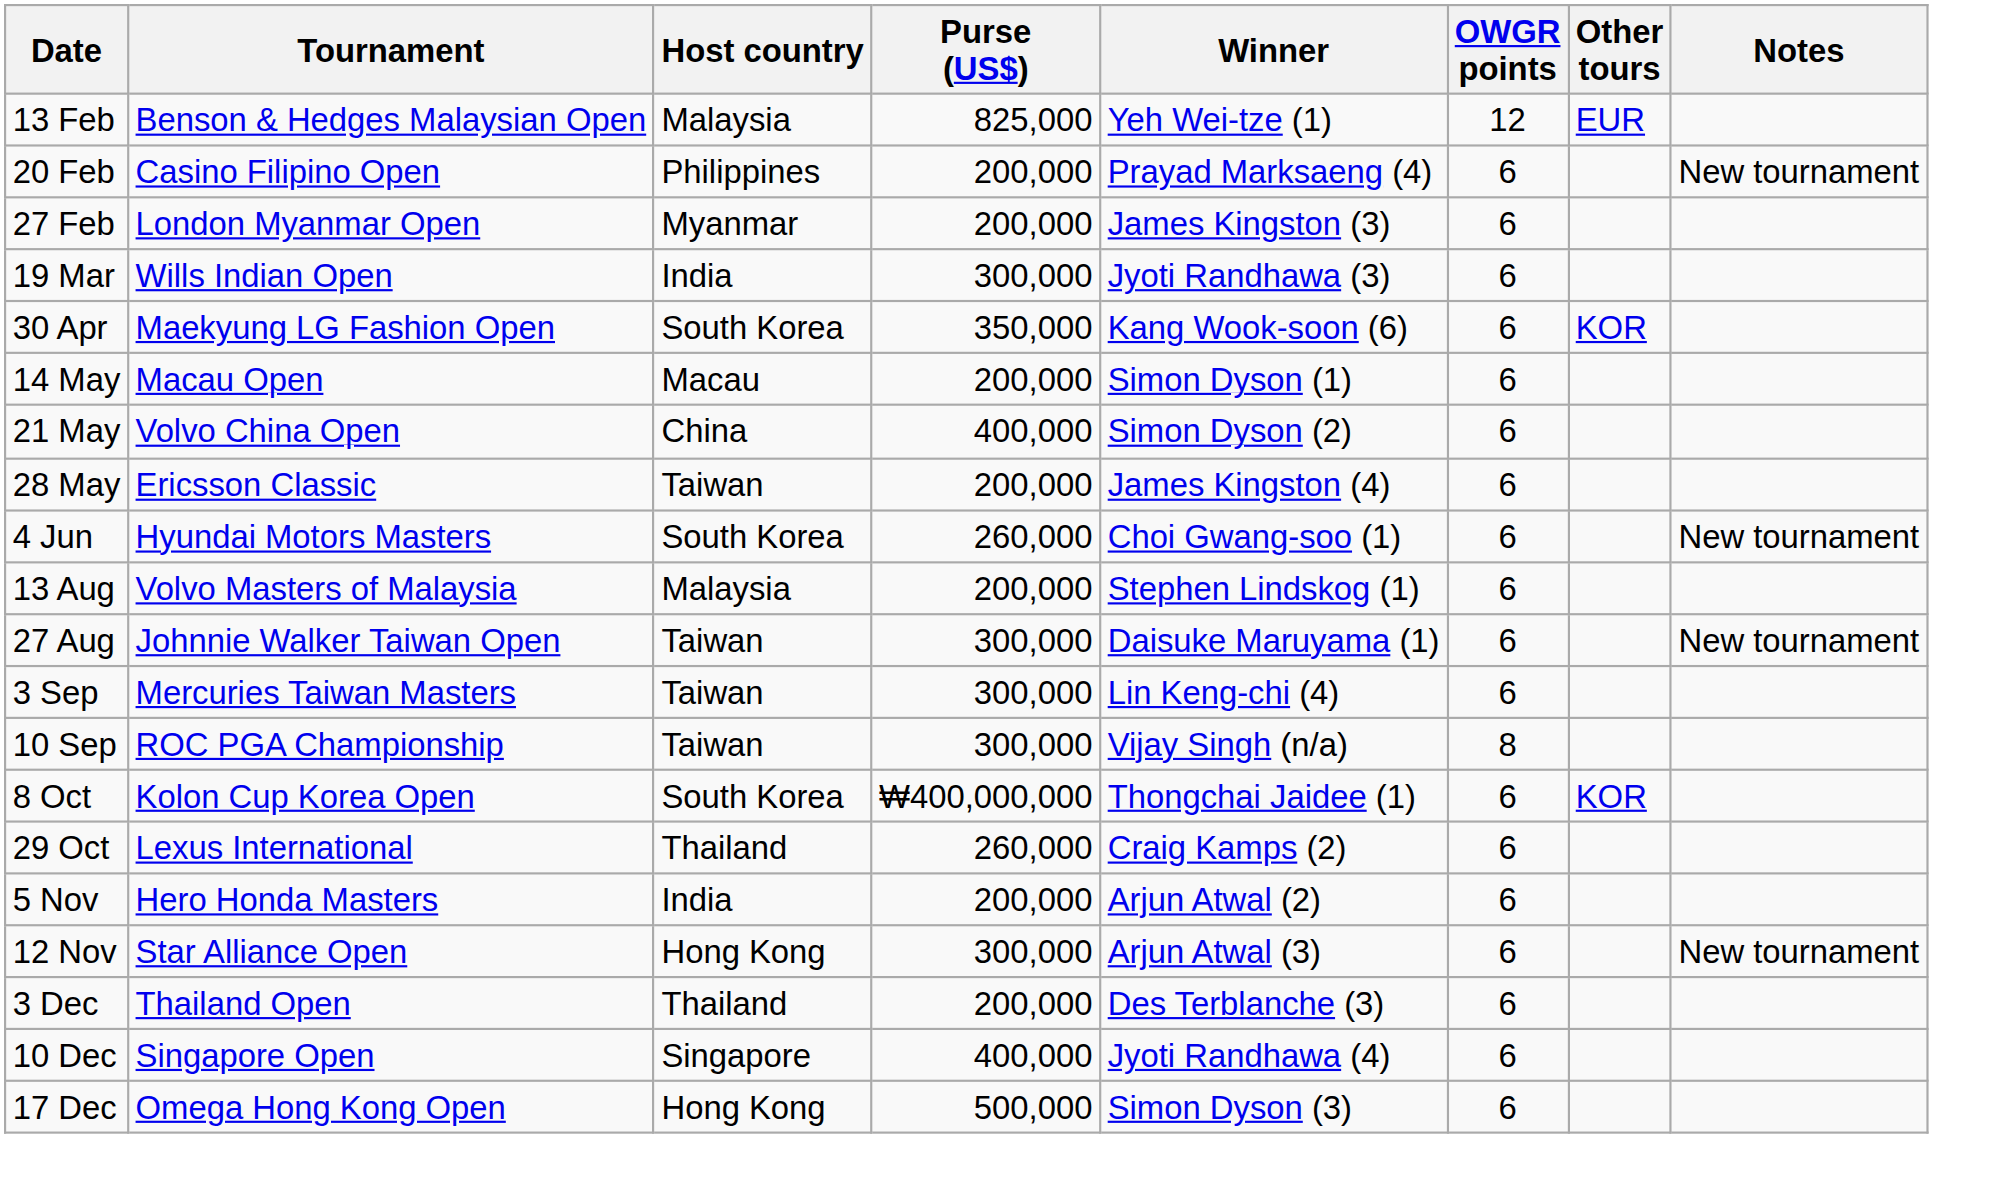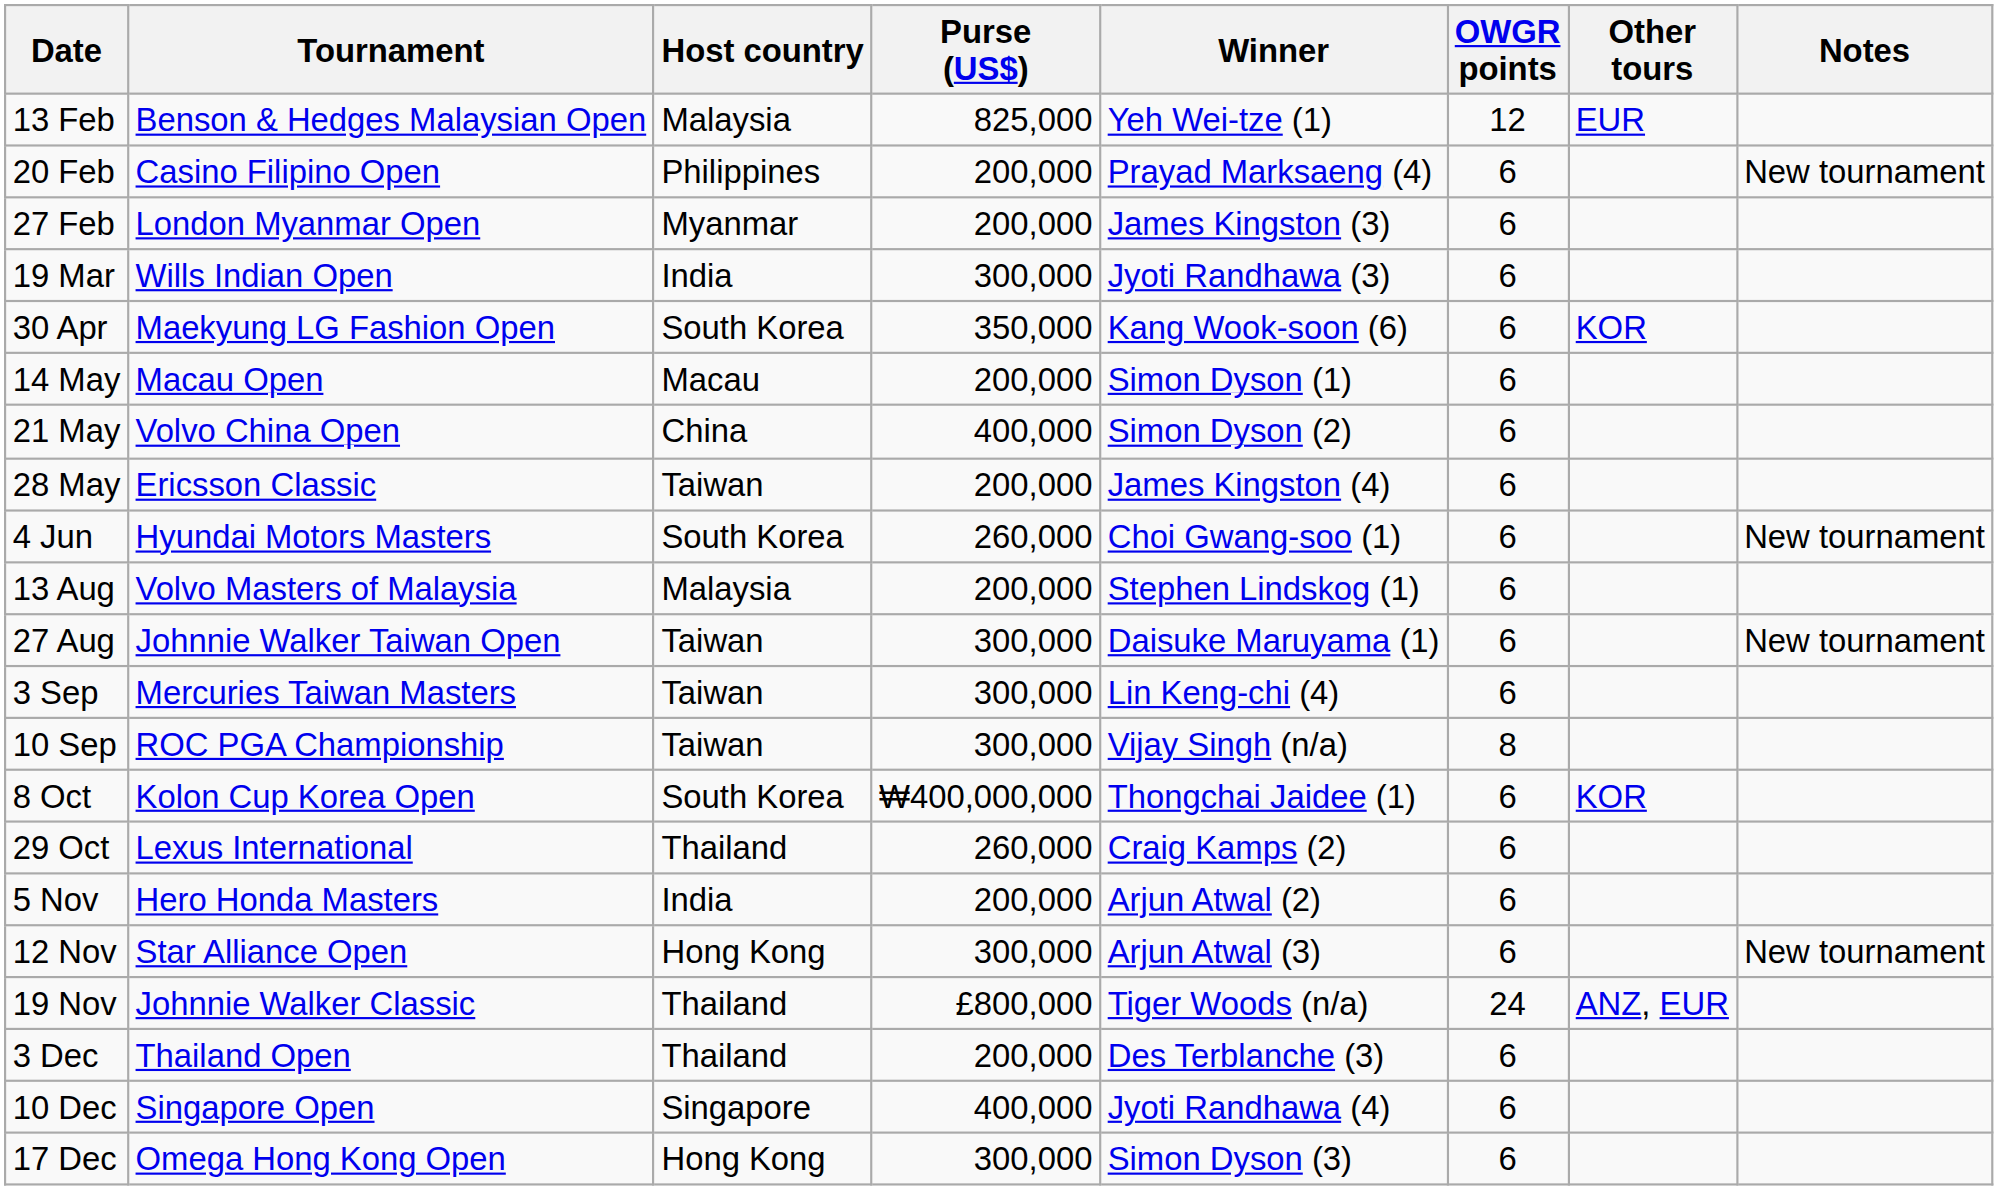+ row: (65, 1004)
(1033, 1107) 500,000 -> (1033, 1159) 300,000
